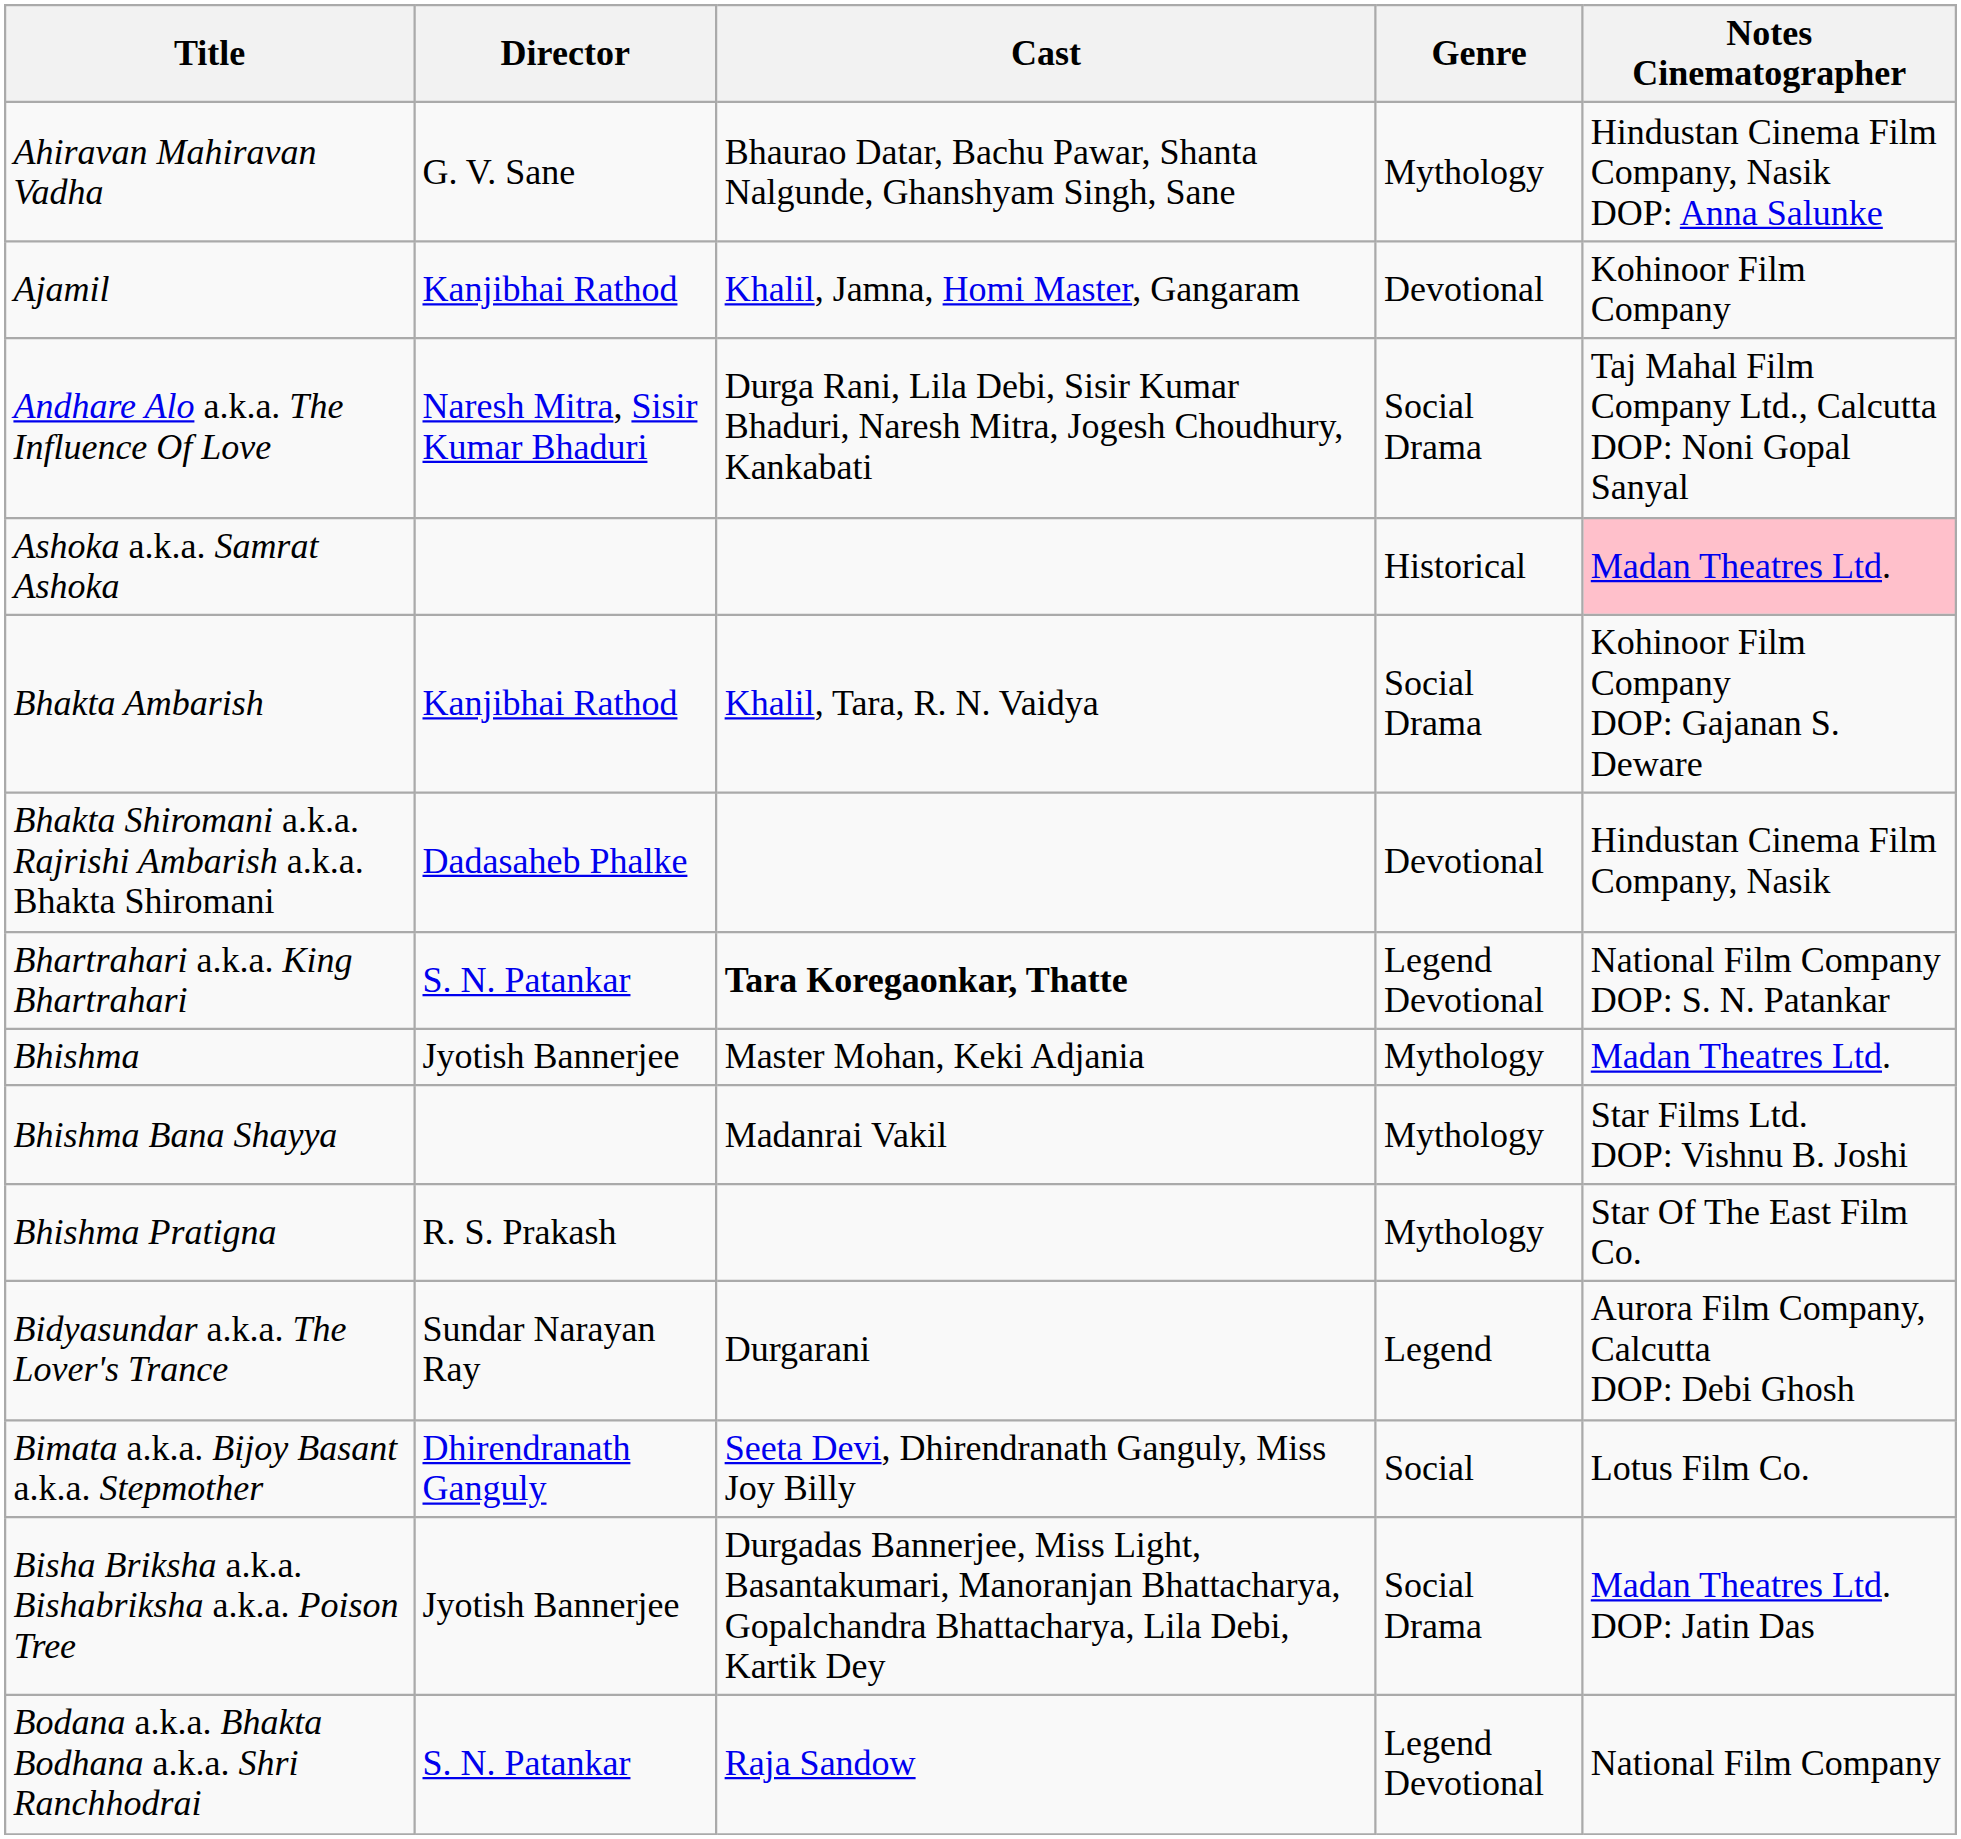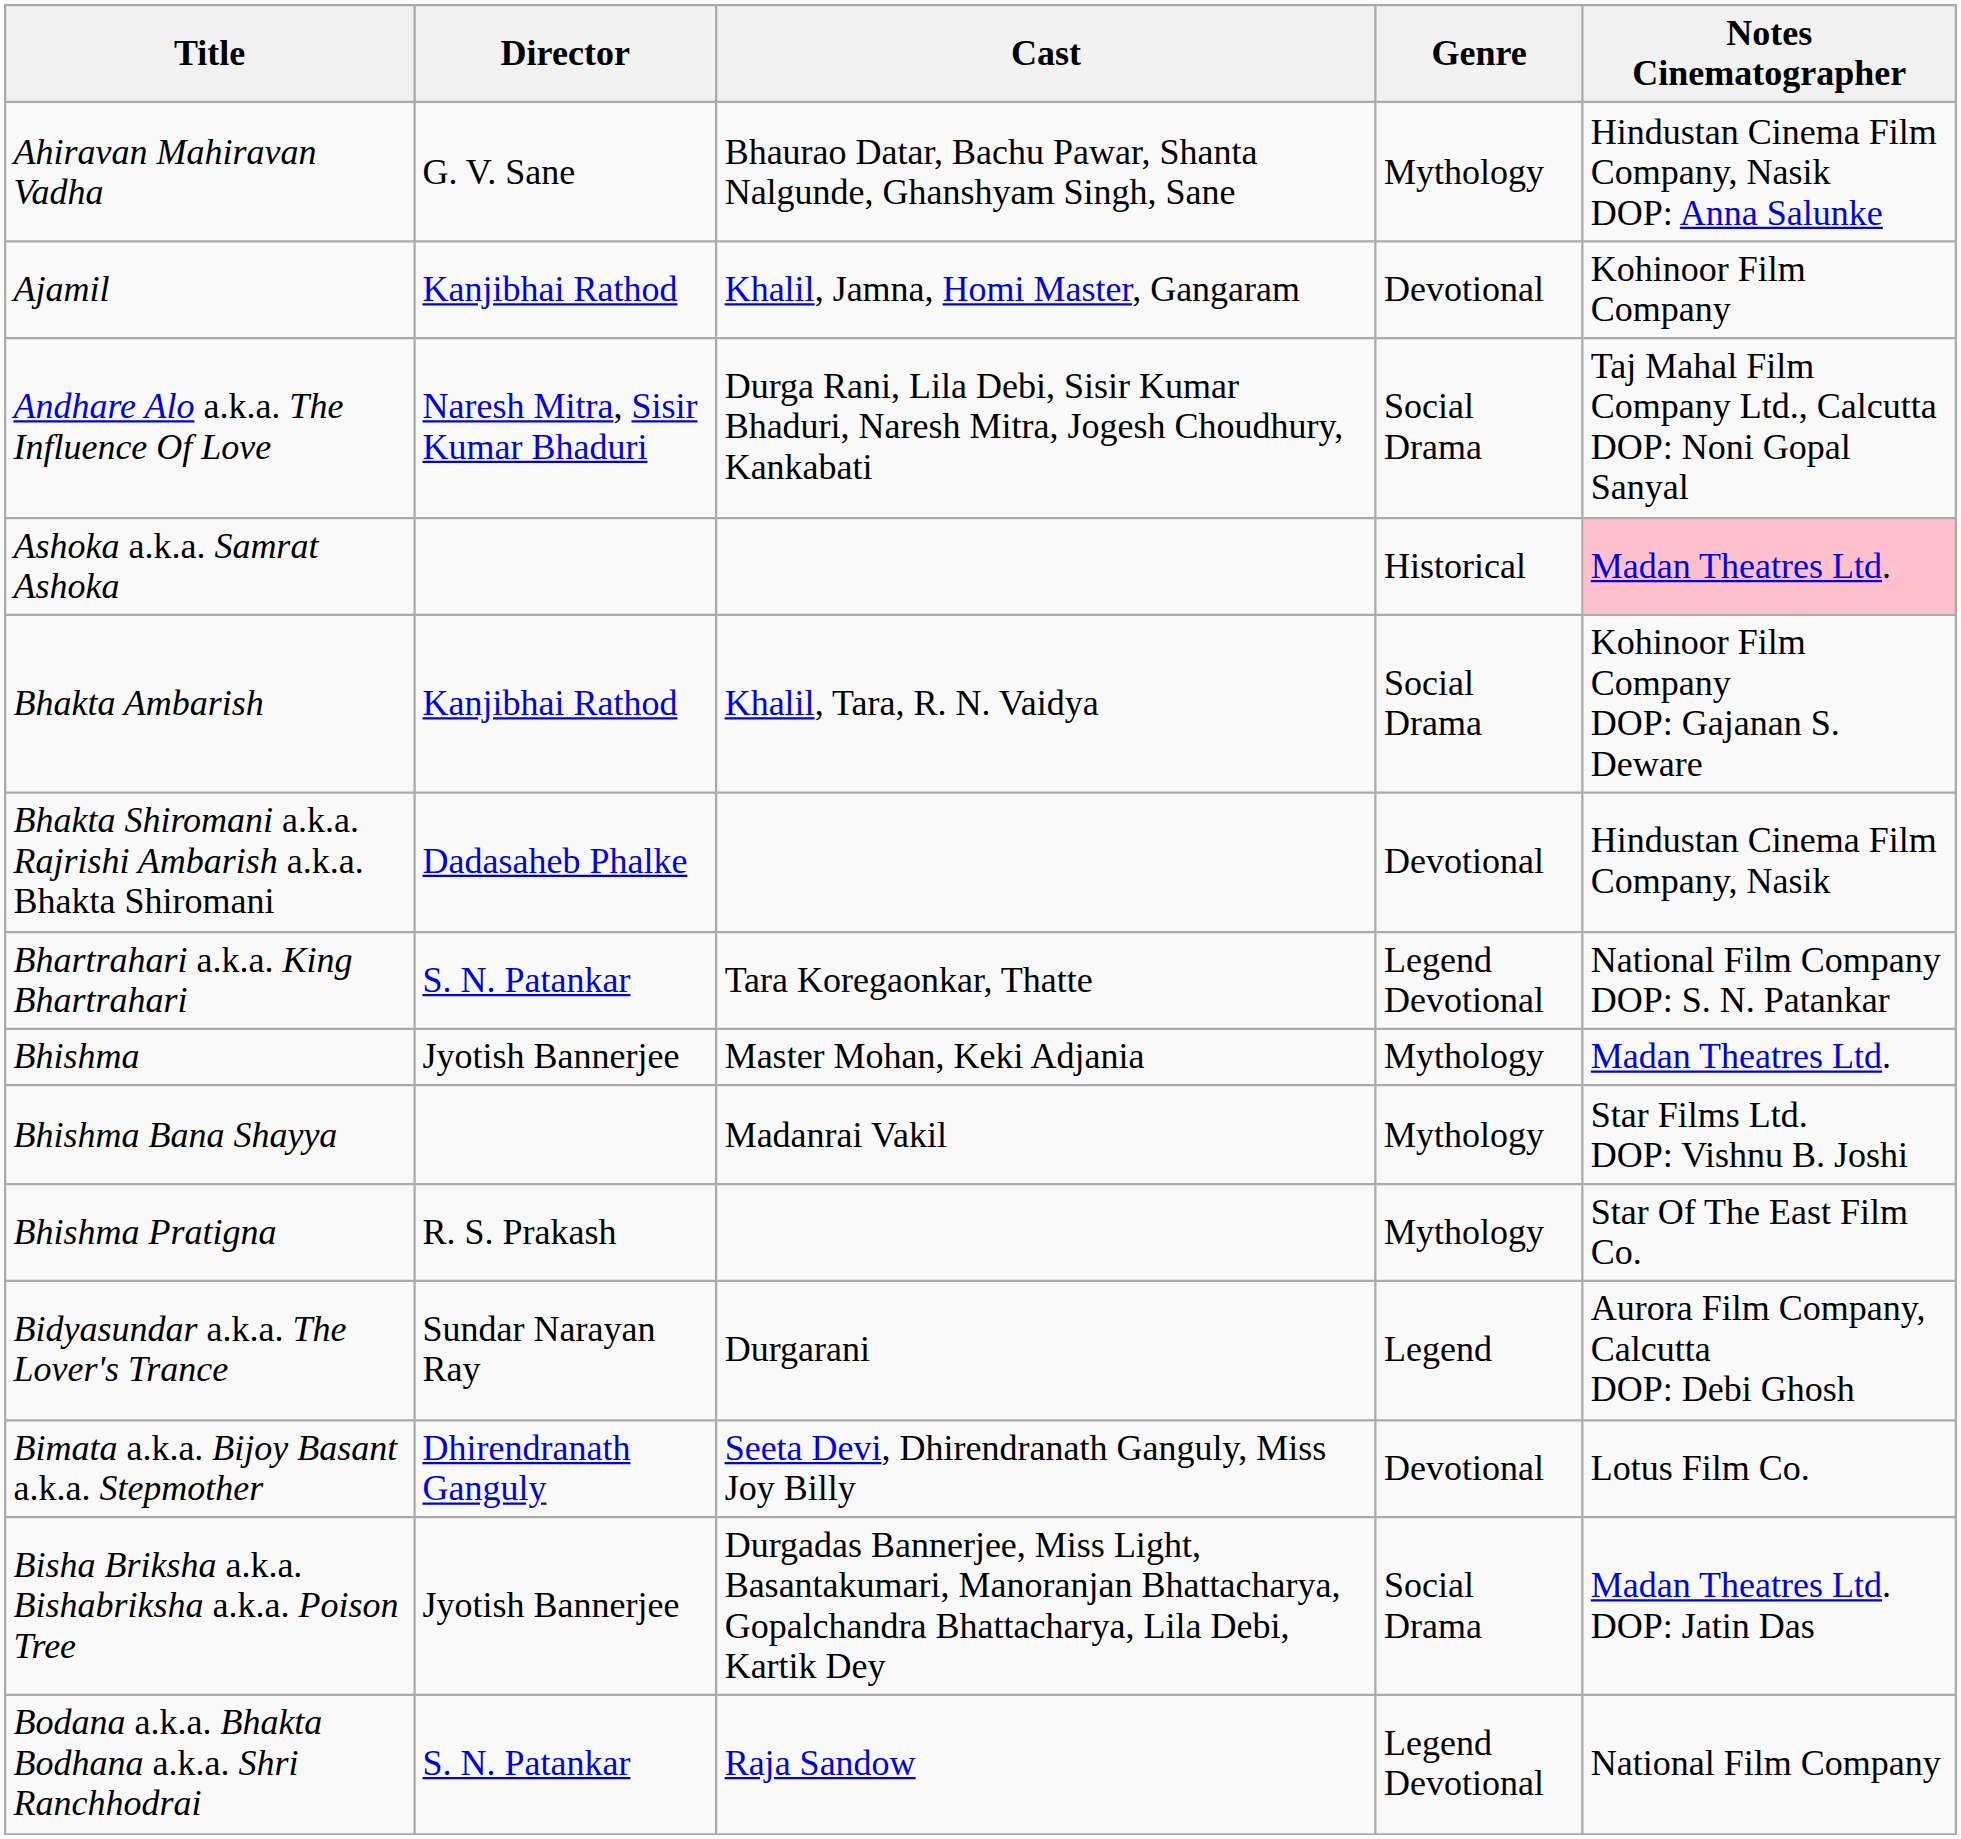(926, 979) bold -> (909, 979) normal
(1429, 1467) Social -> (1464, 1467) Devotional
